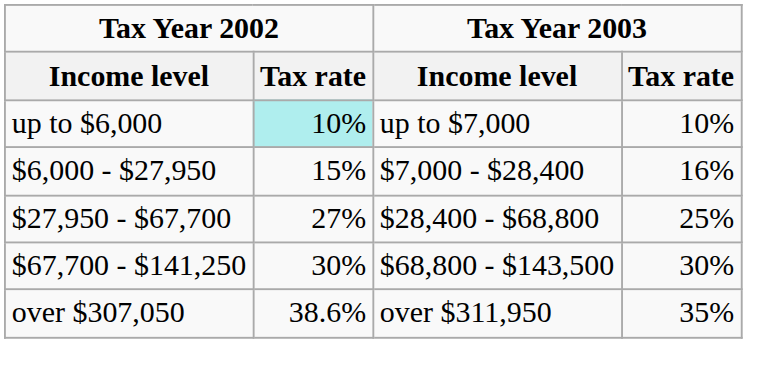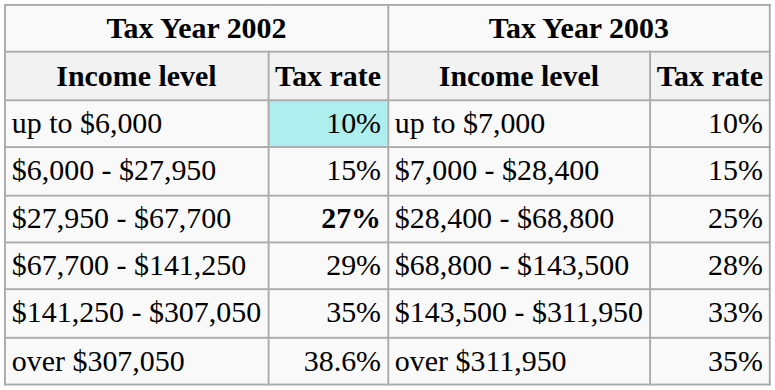(707, 170) 16% -> (736, 170) 15%
(339, 218) normal -> (351, 218) bold
(339, 265) 30% -> (354, 265) 29%
(707, 265) 30% -> (736, 265) 28%
+ row: (136, 312)
